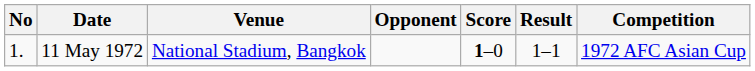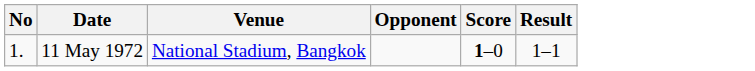- column: (664, 19)
